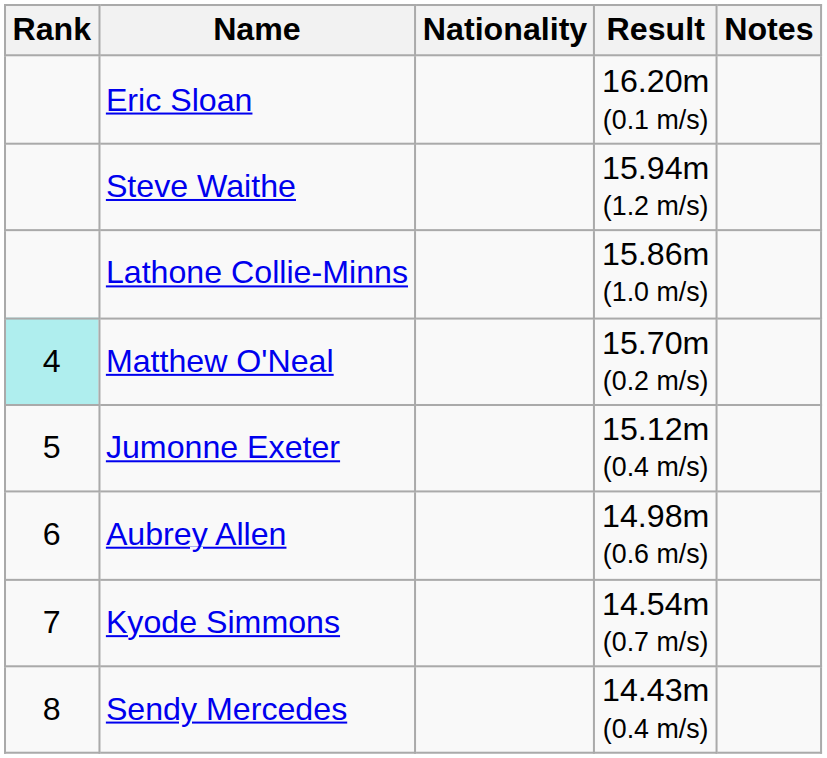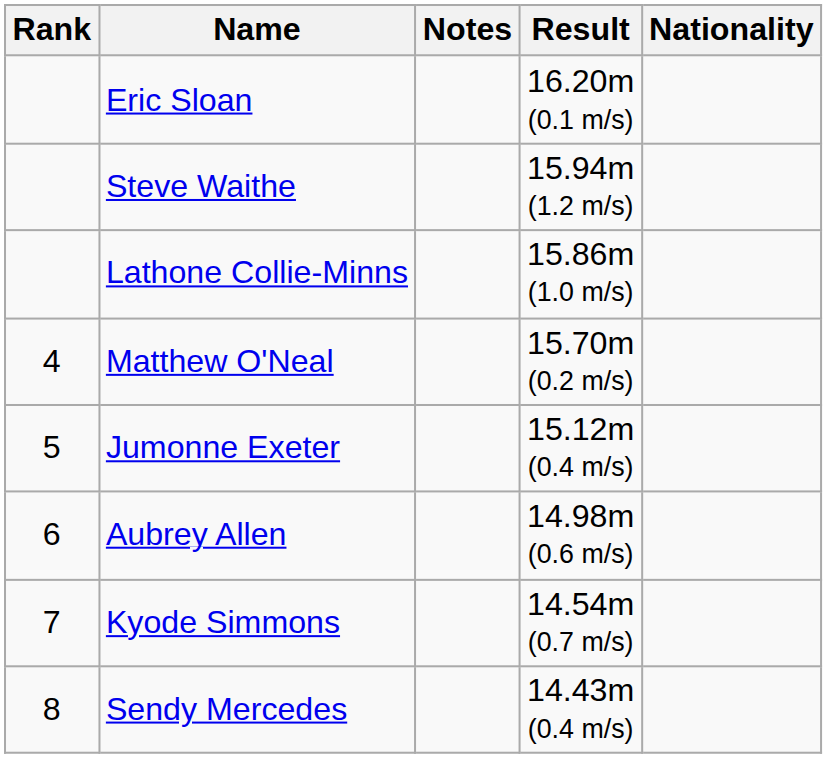columns swapped: (505, 30) <-> (769, 30)
(52, 360) paleturquoise background -> (52, 360) no background
